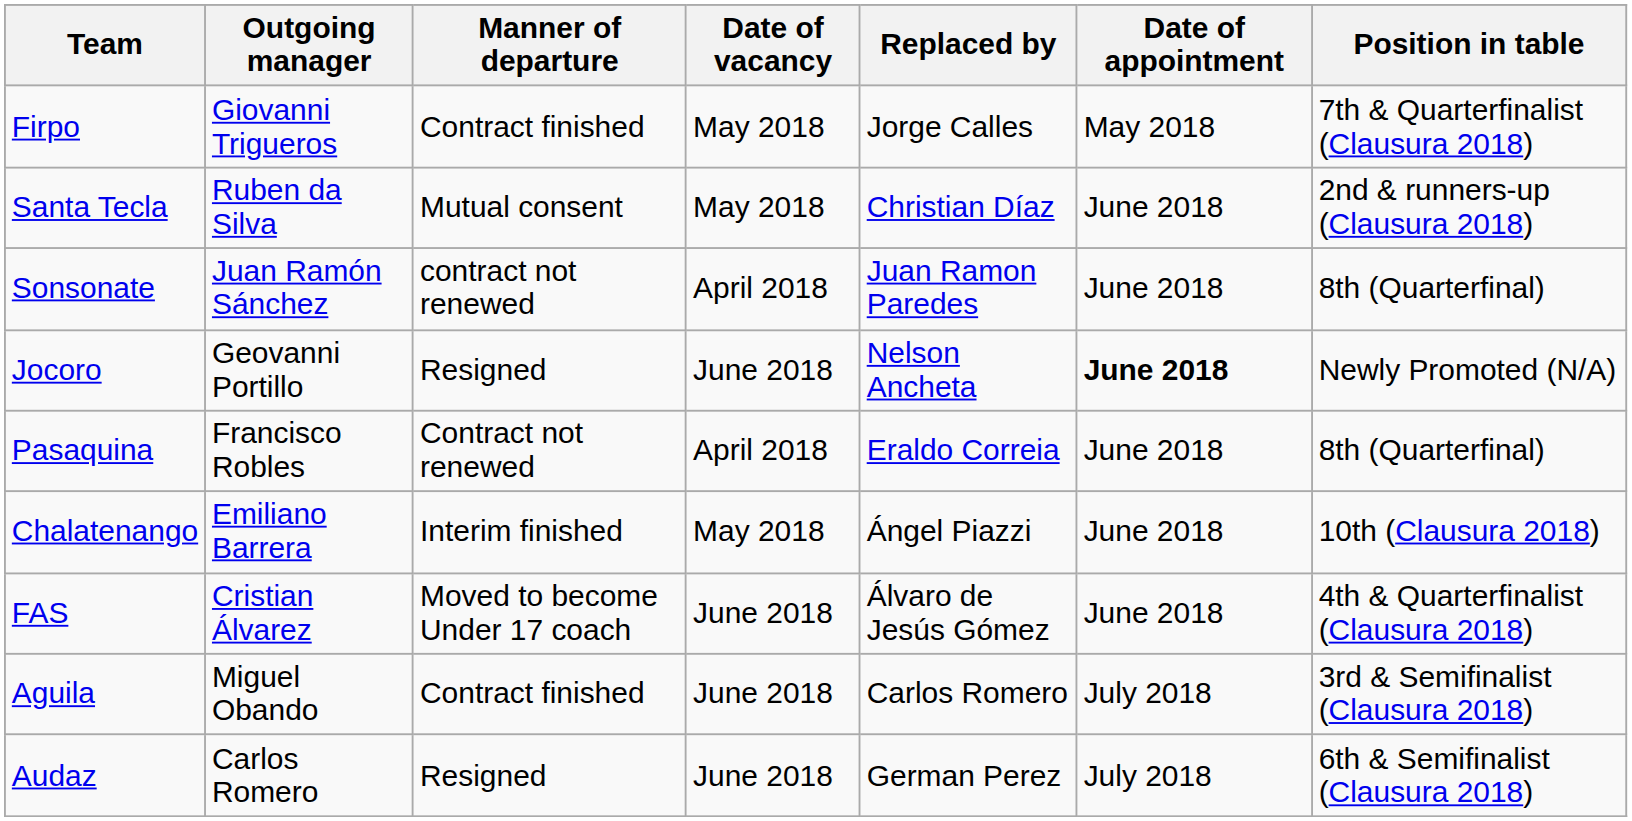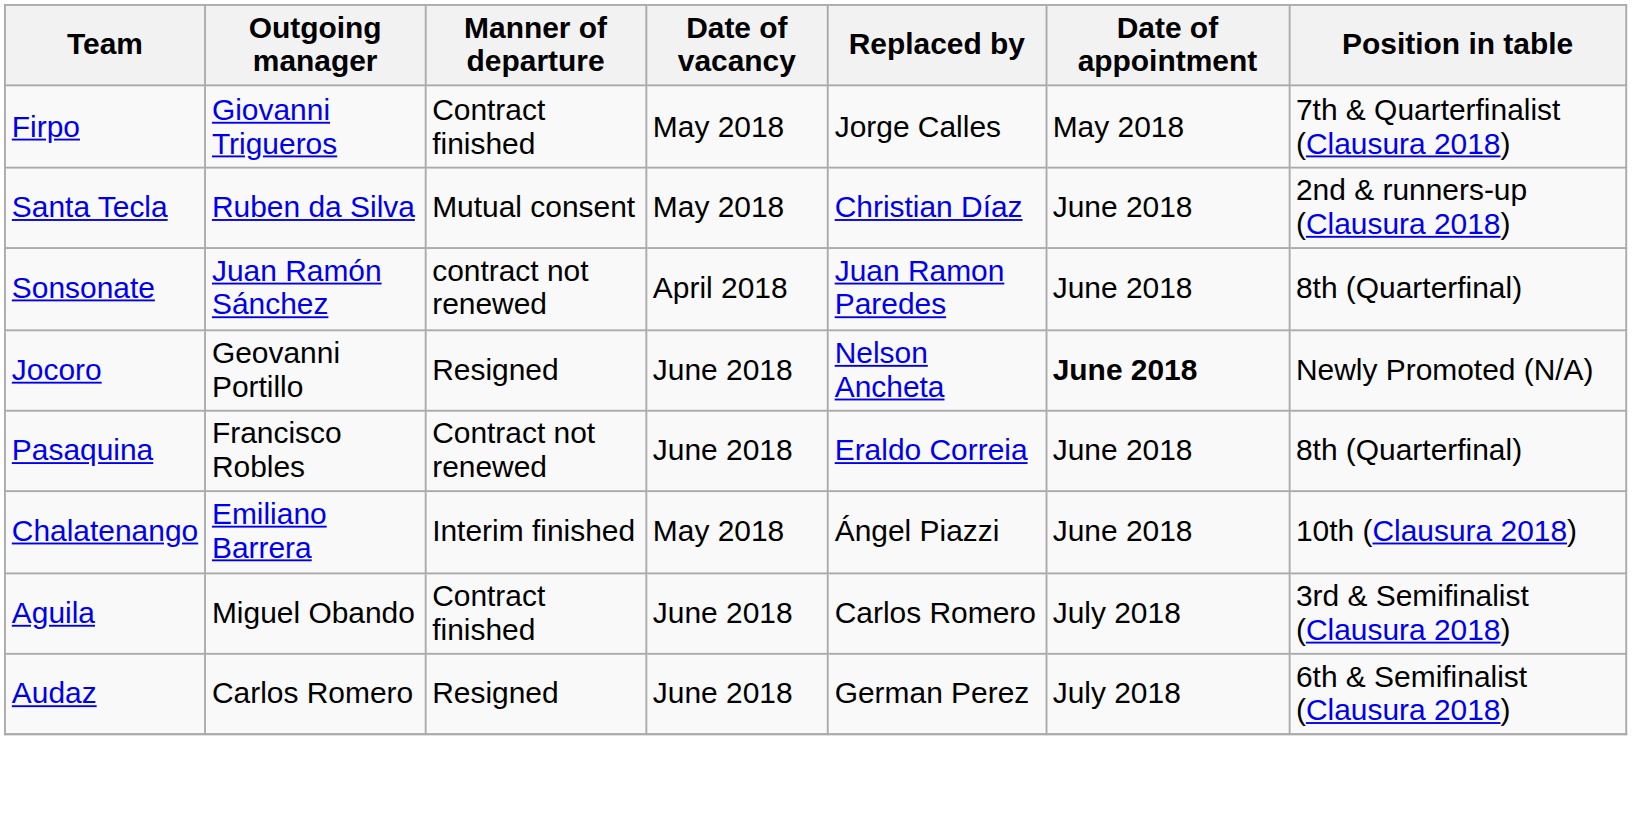(760, 450) April 2018 -> (723, 450) June 2018
- row: (40, 612)
